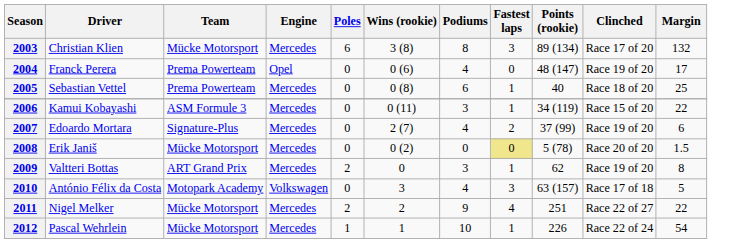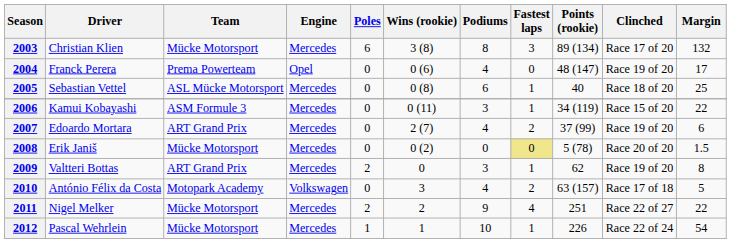(211, 88) Prema Powerteam -> (225, 88) ASL Mücke Motorsport
(203, 128) Signature-Plus -> (207, 128) ART Grand Prix
(512, 188) 3 -> (532, 188) 2
